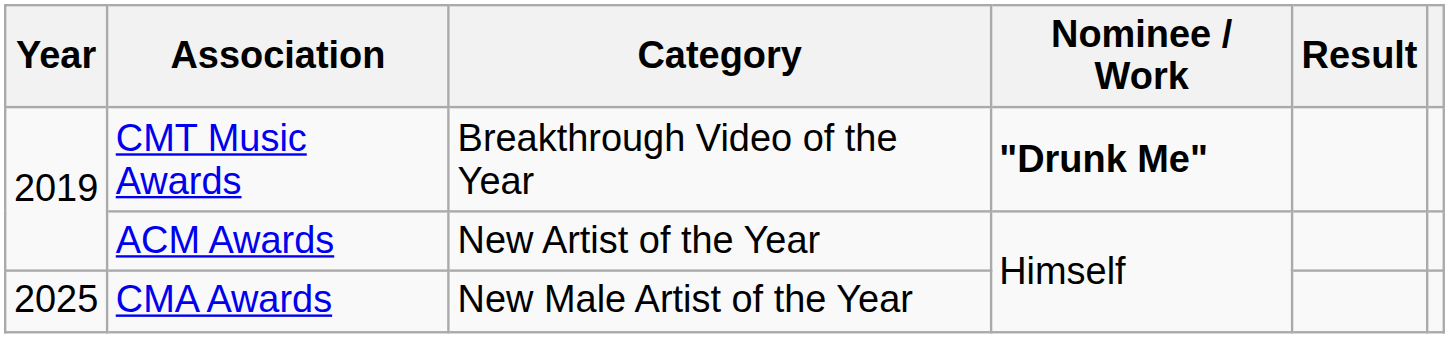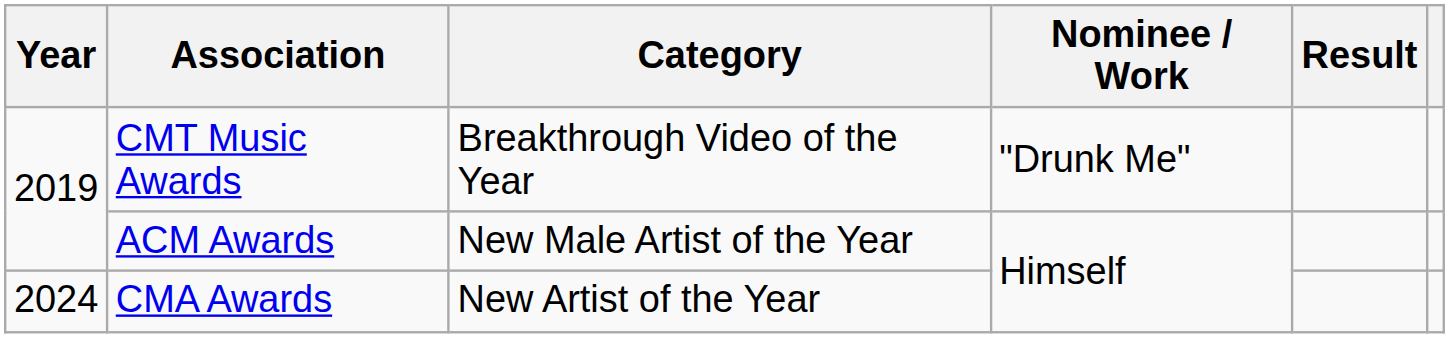(1104, 158) bold -> (1095, 158) normal
(639, 240) New Artist of the Year -> (685, 240) New Male Artist of the Year
(56, 300) 2025 -> (56, 300) 2024
(685, 300) New Male Artist of the Year -> (639, 300) New Artist of the Year
